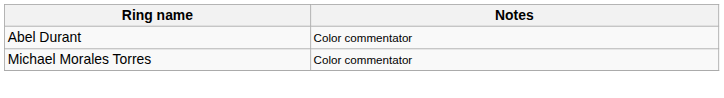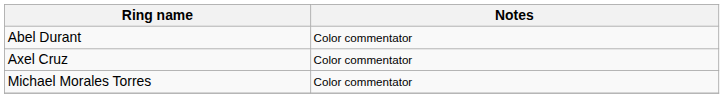+ row: (38, 59)
